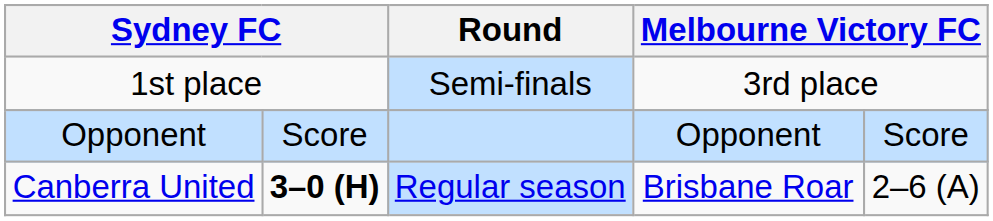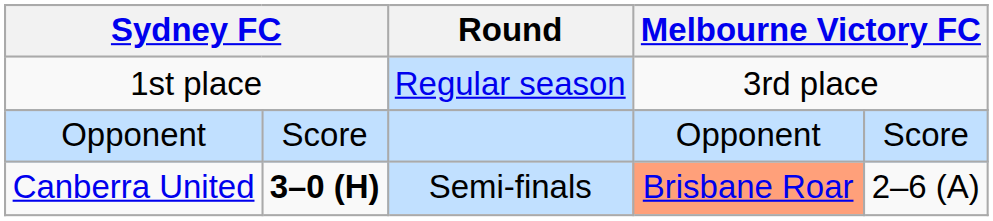(510, 82) Semi-finals -> (510, 82) Regular season
(510, 187) Regular season -> (510, 187) Semi-finals
(748, 187) no background -> (748, 187) lightsalmon background
